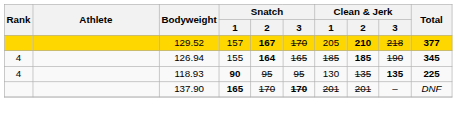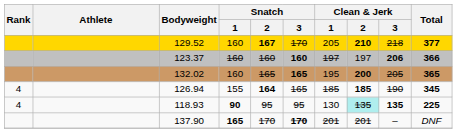(235, 43) 157 -> (235, 43) 160
+ row: (189, 58)
+ row: (189, 74)
(363, 74) no background -> (363, 105) paleturquoise background
